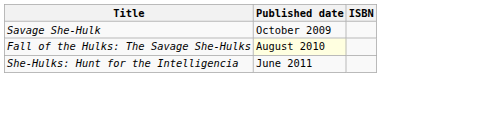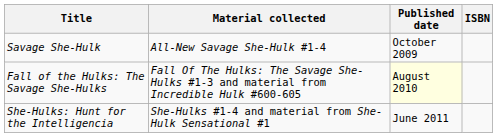+ column: (269, 19)
